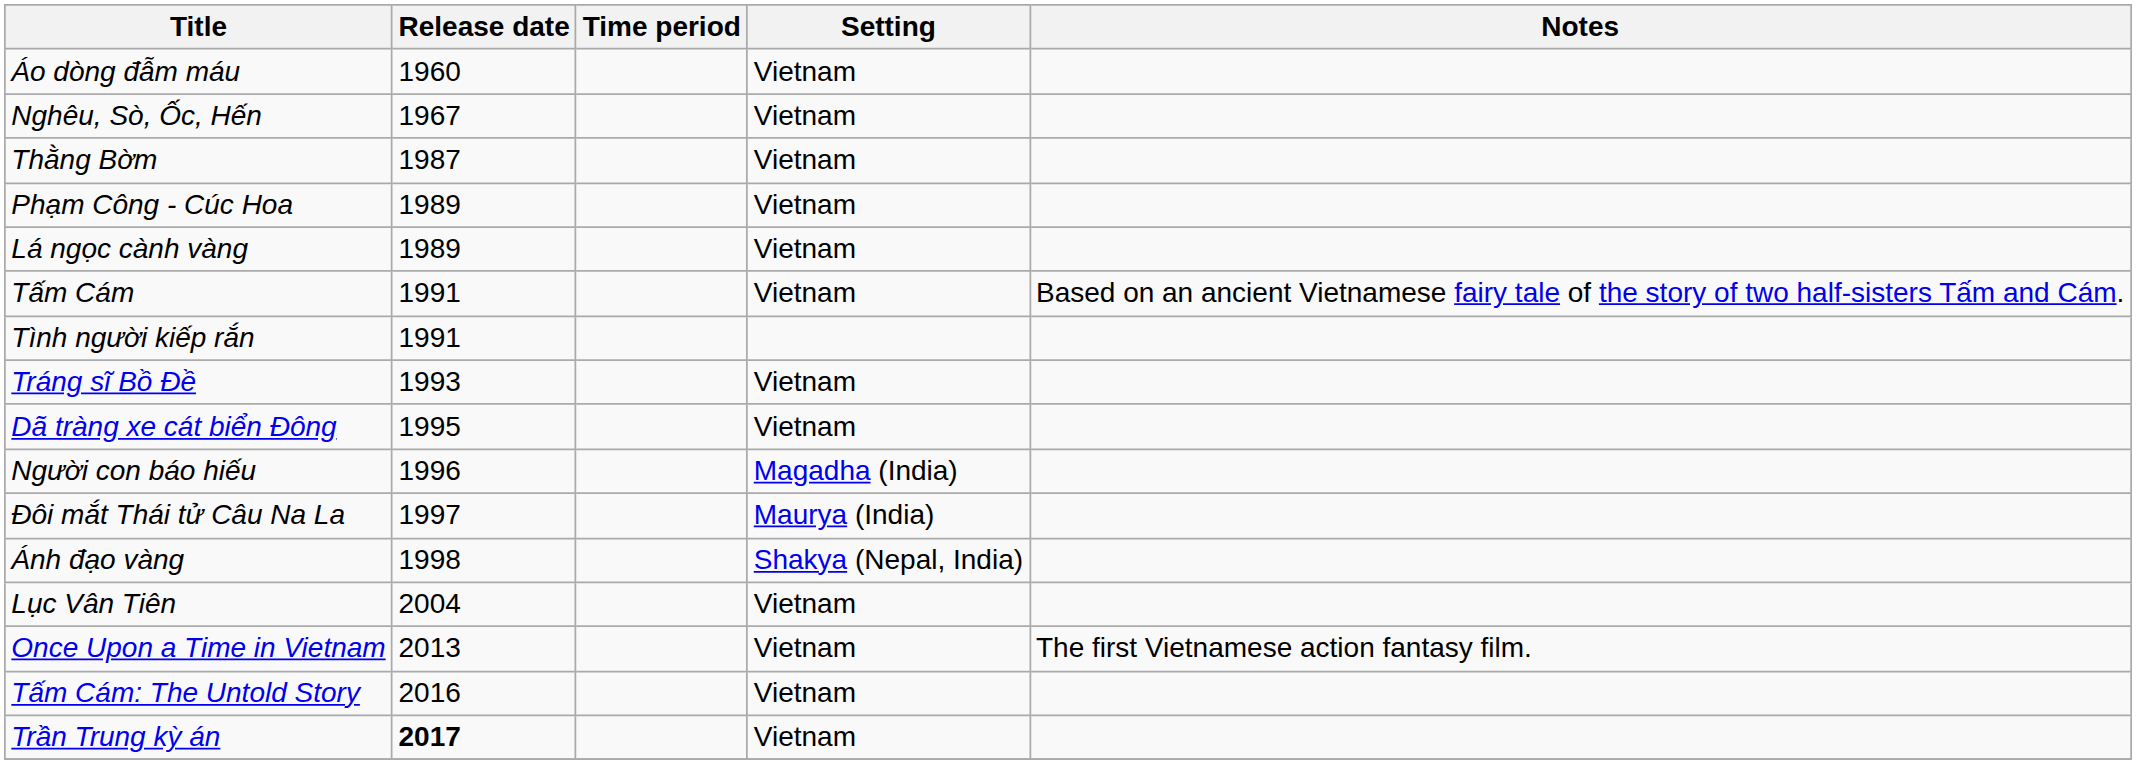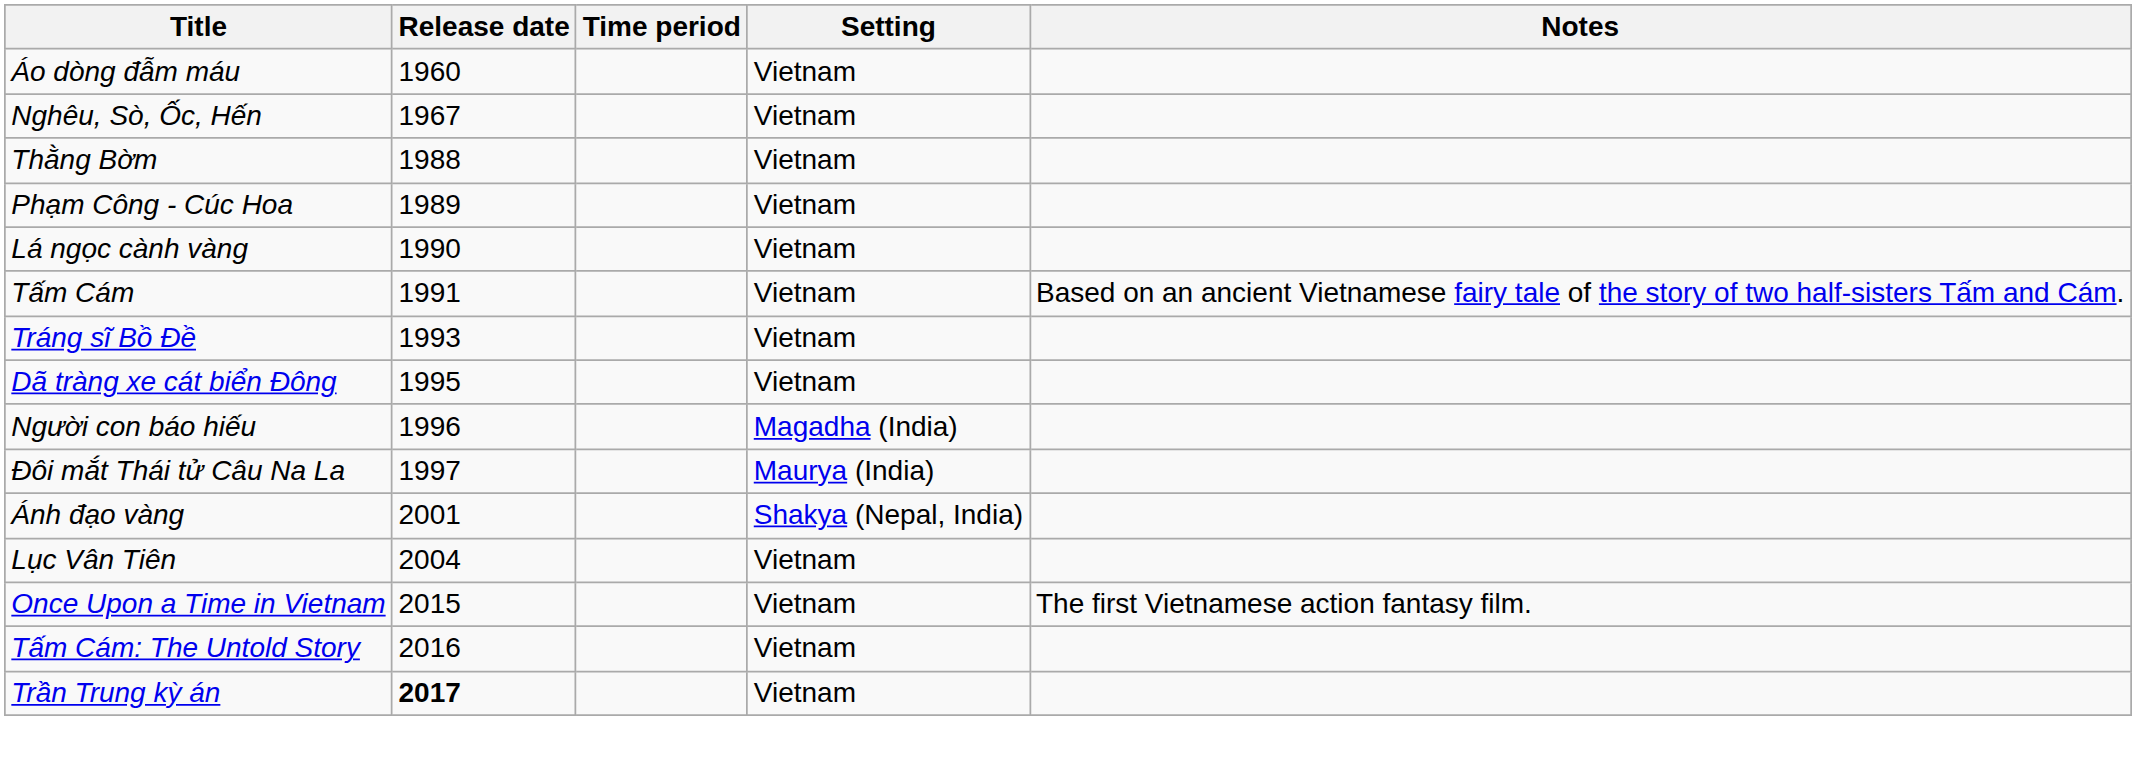(430, 159) 1987 -> (430, 159) 1988
(430, 248) 1989 -> (430, 248) 1990
- row: (133, 337)
(430, 559) 1998 -> (430, 515) 2001
(430, 648) 2013 -> (430, 603) 2015
